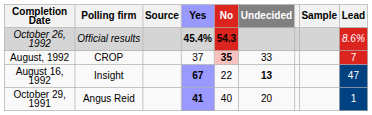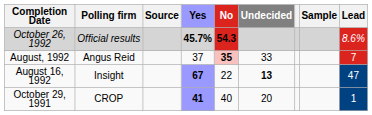(198, 39) 45.4% -> (198, 39) 45.7%
(109, 57) CROP -> (109, 57) Angus Reid
(109, 99) Angus Reid -> (109, 99) CROP
